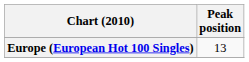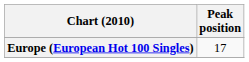(220, 47) 13 -> (220, 47) 17
